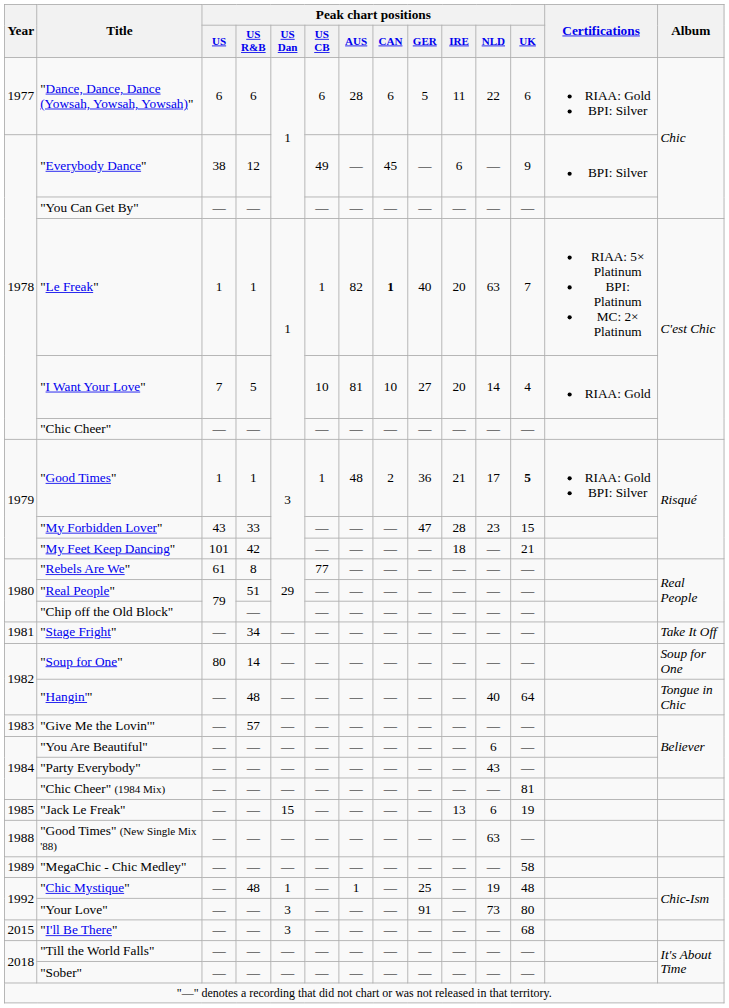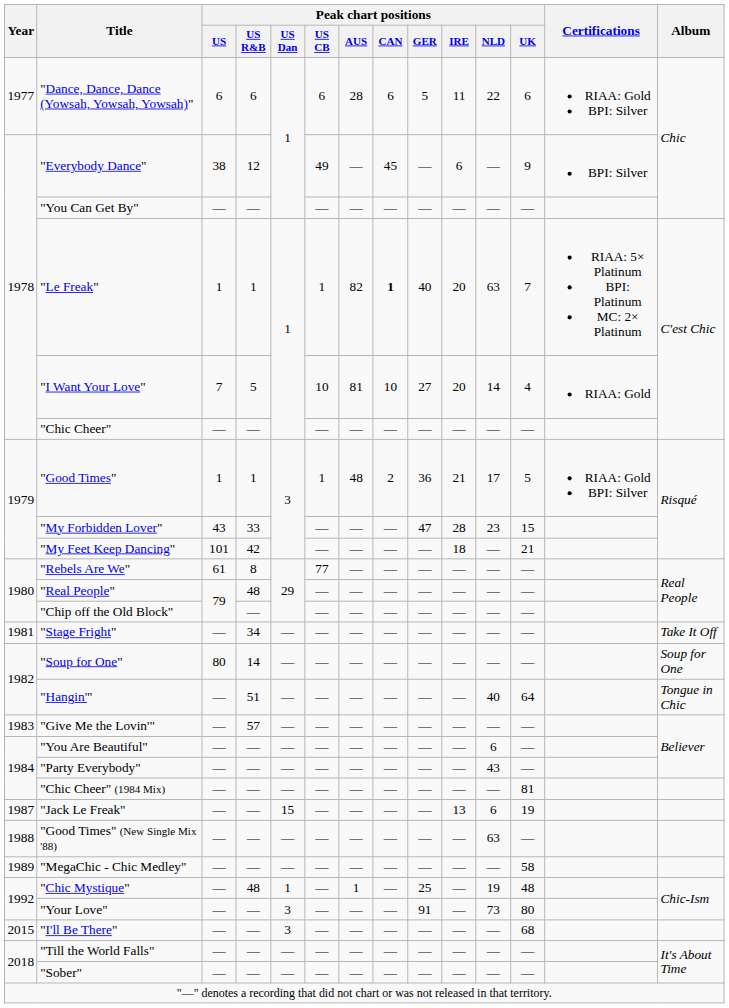(528, 478) bold -> (528, 478) normal
(253, 590) 51 -> (253, 590) 48
(253, 697) 48 -> (253, 697) 51
(21, 810) 1985 -> (21, 810) 1987
